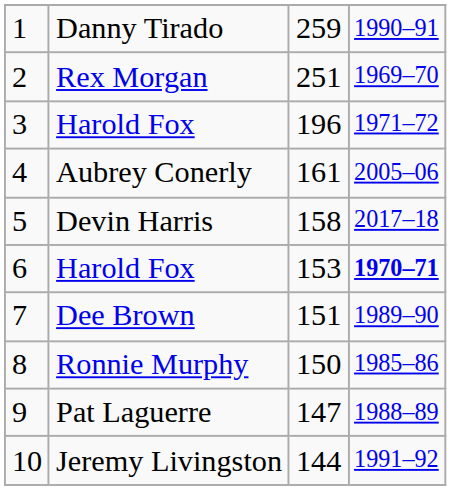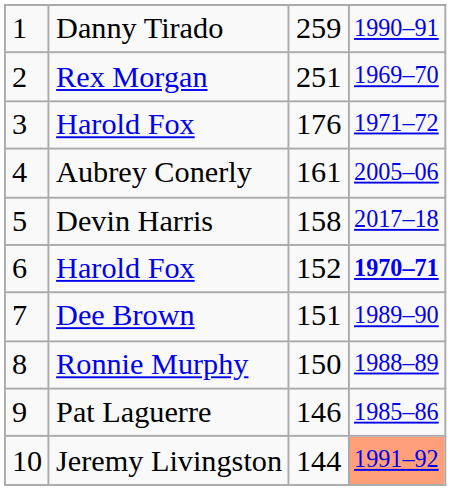(319, 124) 196 -> (319, 124) 176
(319, 268) 153 -> (319, 268) 152
(396, 364) 1985–86 -> (396, 364) 1988–89
(319, 412) 147 -> (319, 412) 146
(396, 412) 1988–89 -> (396, 412) 1985–86
(396, 460) no background -> (396, 460) lightsalmon background
